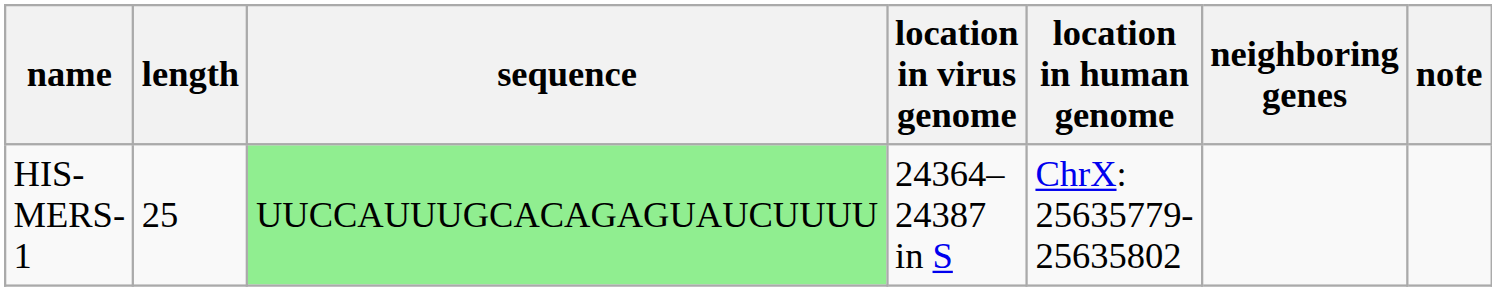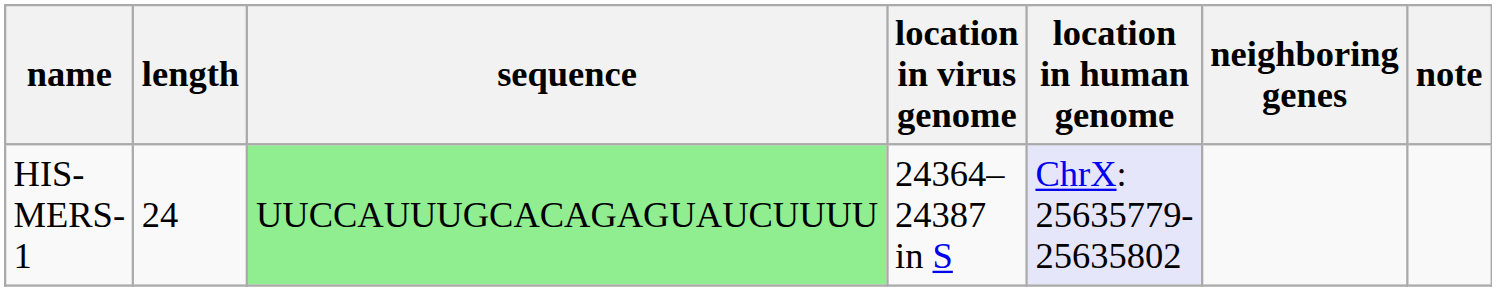(160, 214) 25 -> (160, 214) 24
(1114, 214) no background -> (1114, 214) lavender background
